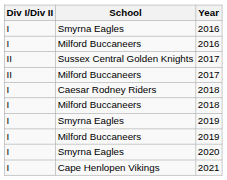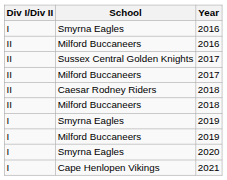(8, 43) I -> (9, 43) II
(8, 90) I -> (9, 90) II
(8, 105) I -> (9, 105) II
